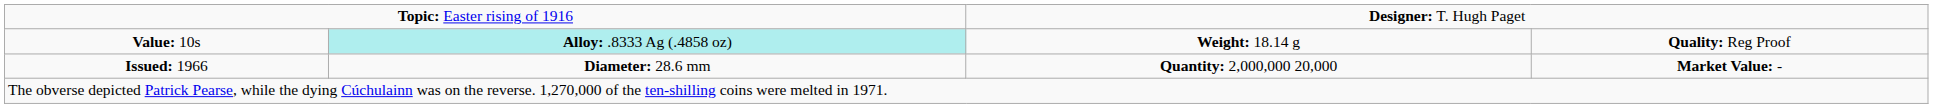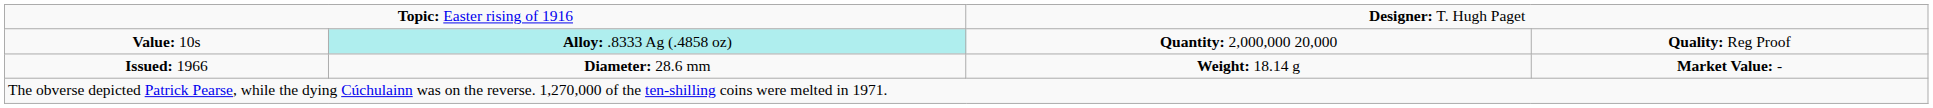(1249, 41) Weight: 18.14 g -> (1249, 41) Quantity: 2,000,000 20,000
(1249, 66) Quantity: 2,000,000 20,000 -> (1249, 66) Weight: 18.14 g
